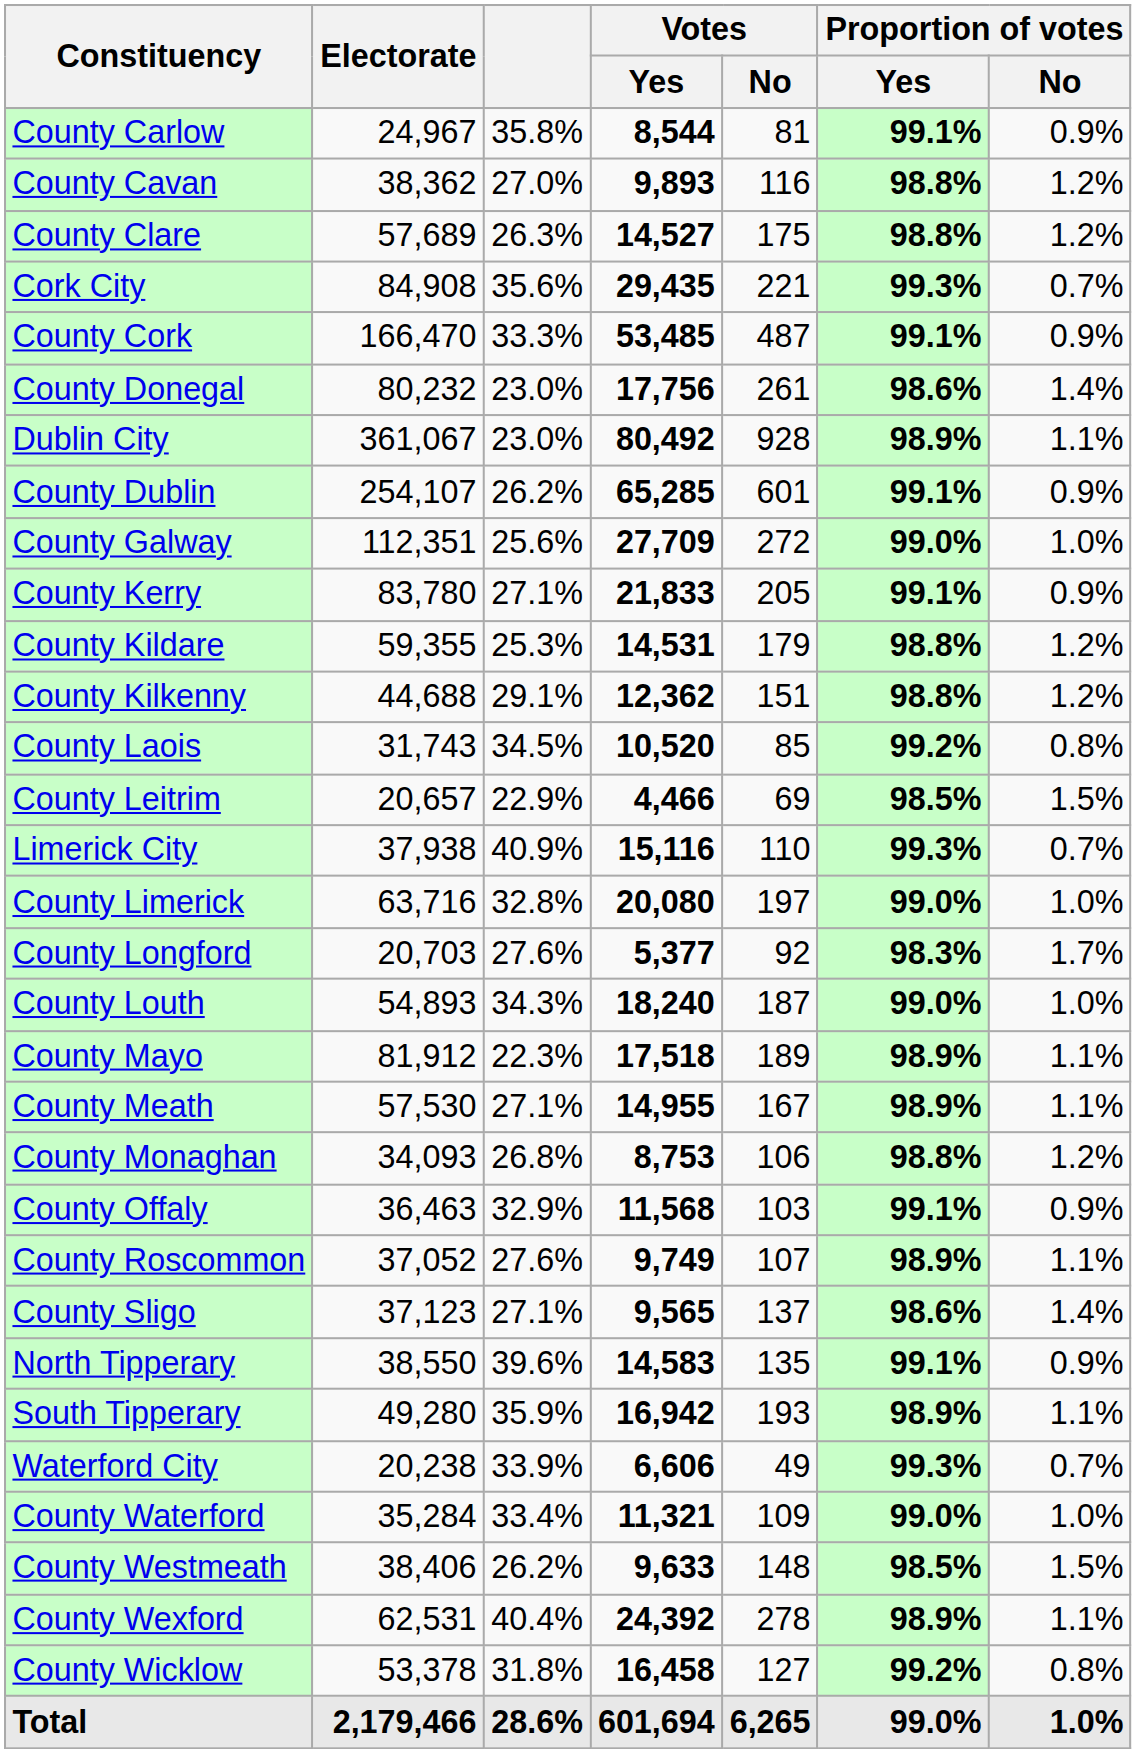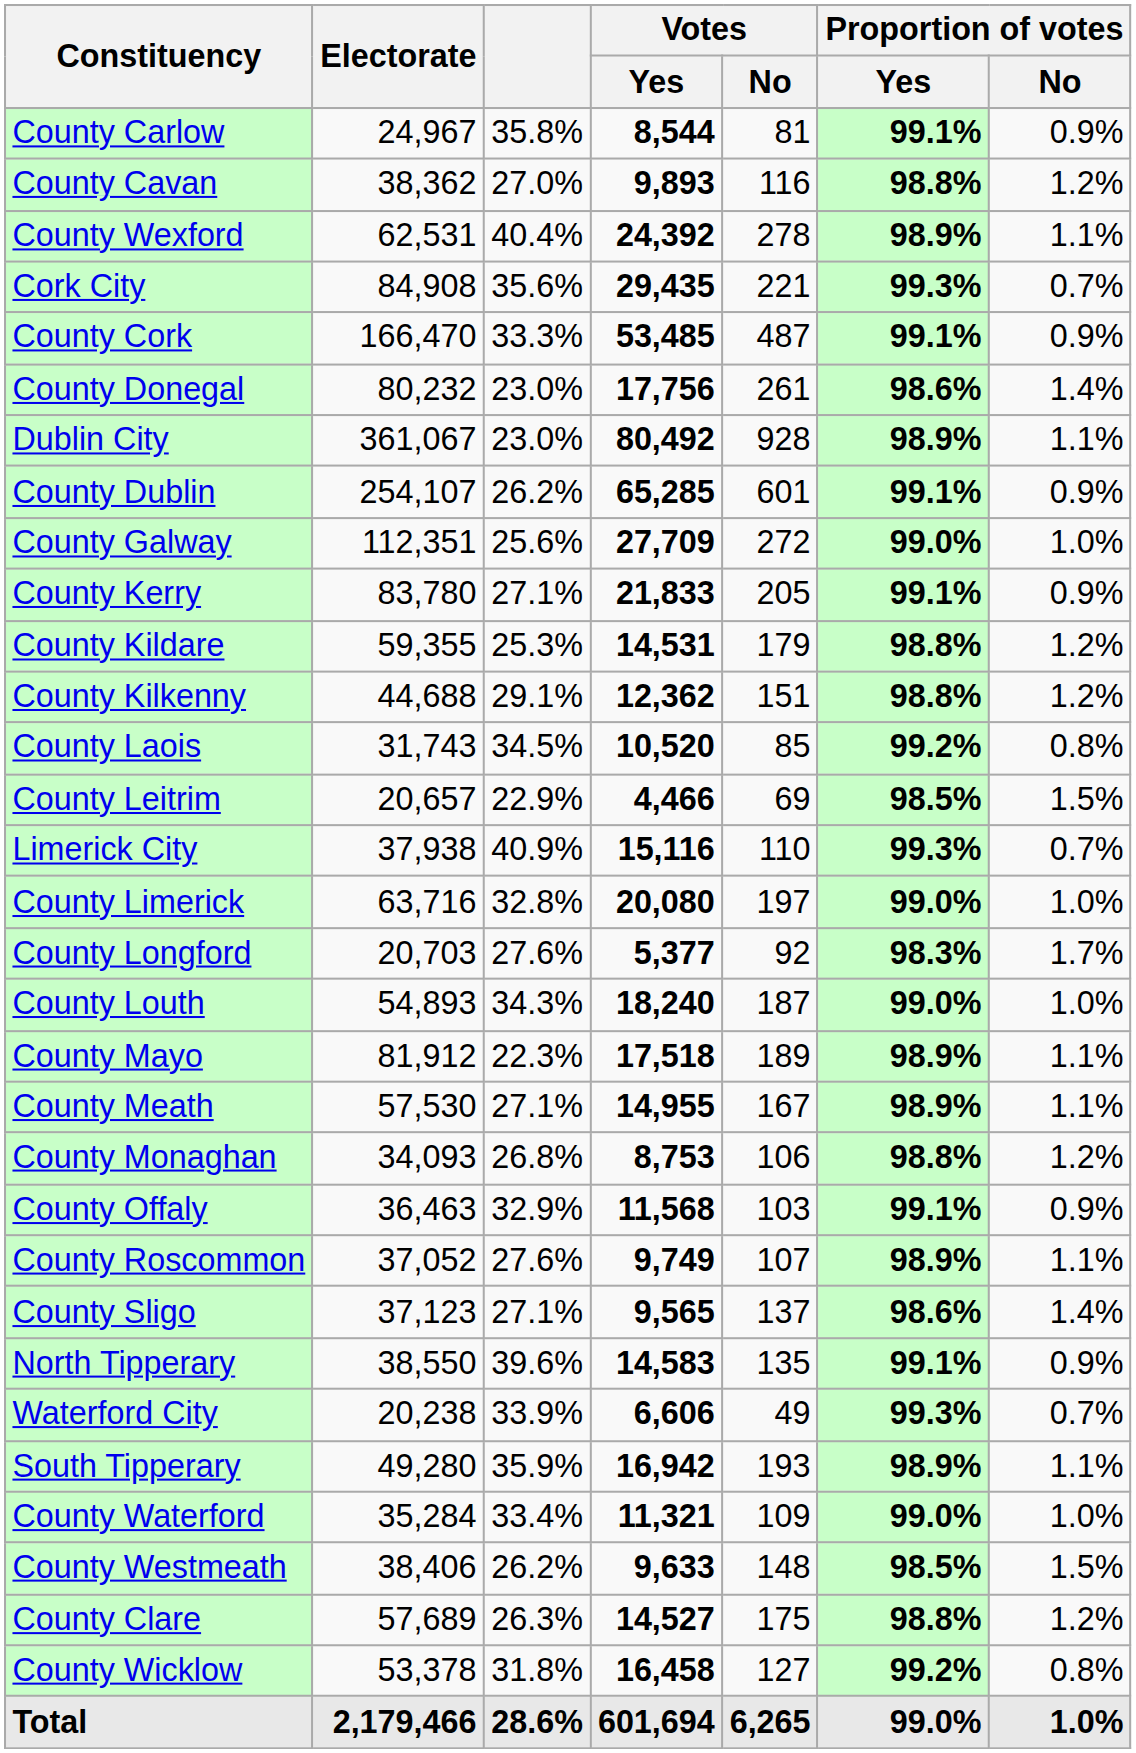rows swapped: (107, 235) <-> (128, 1619)
rows swapped: (127, 1414) <-> (115, 1465)
